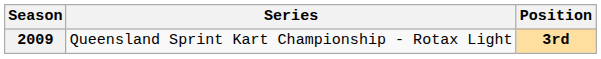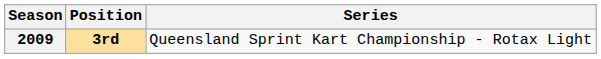columns swapped: (291, 17) <-> (556, 17)
